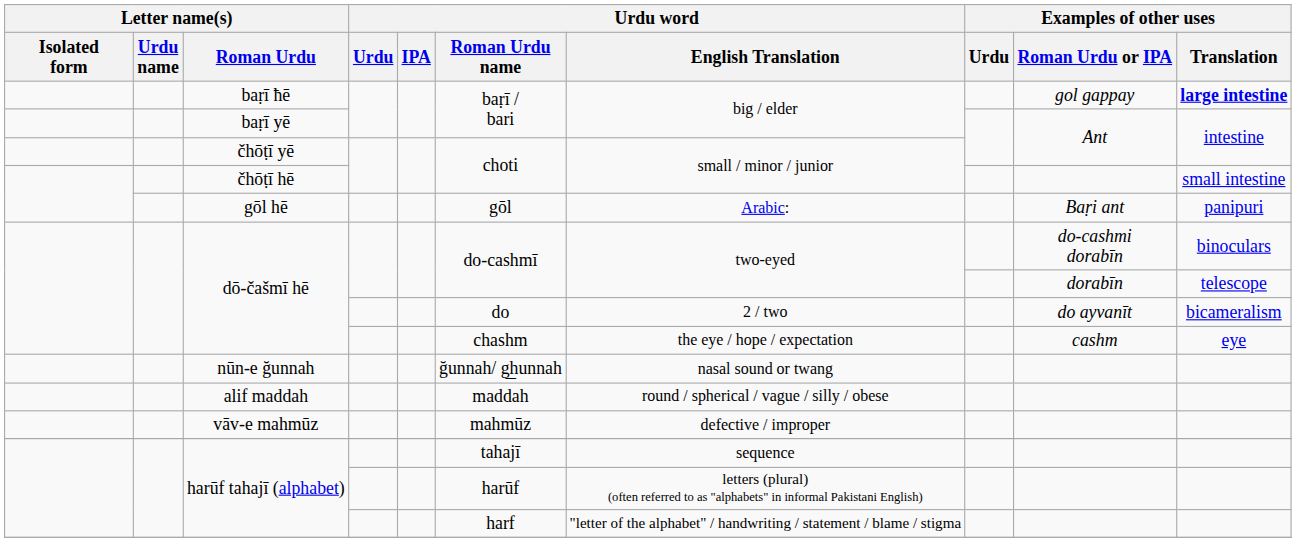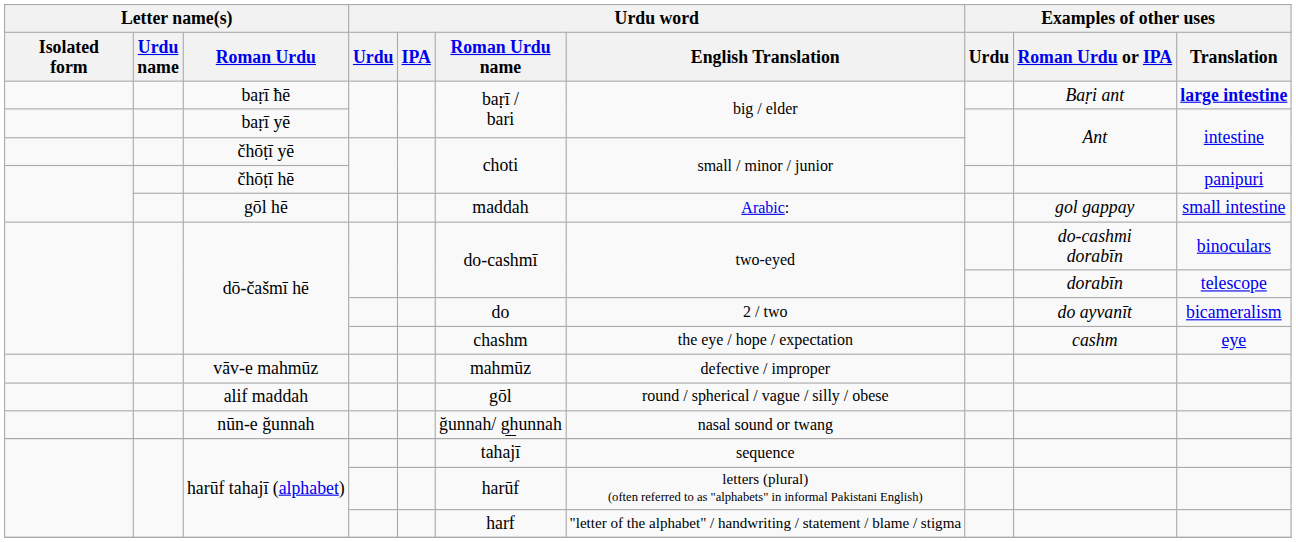(1095, 94) gol gappay -> (1095, 94) Baṛi ant
(1234, 179) small intestine -> (1234, 179) panipuri
(500, 207) gōl -> (500, 207) maddah
(1095, 207) Baṛi ant -> (1095, 207) gol gappay
(1234, 207) panipuri -> (1234, 207) small intestine
rows swapped: (69, 368) <-> (69, 425)
(500, 396) maddah -> (500, 396) gōl
